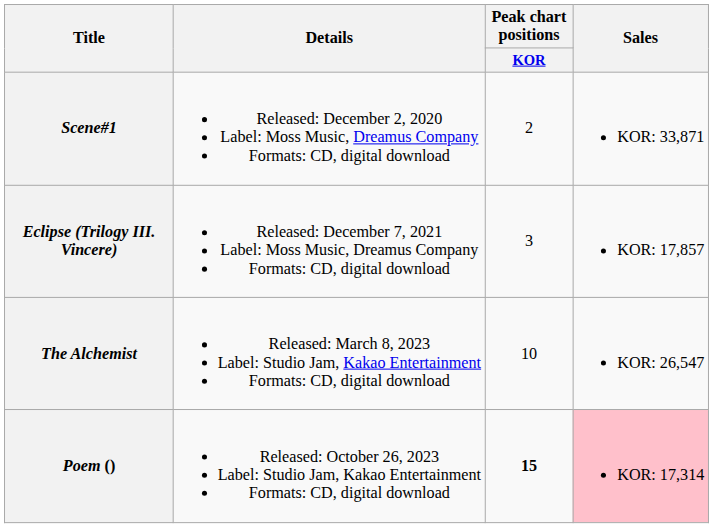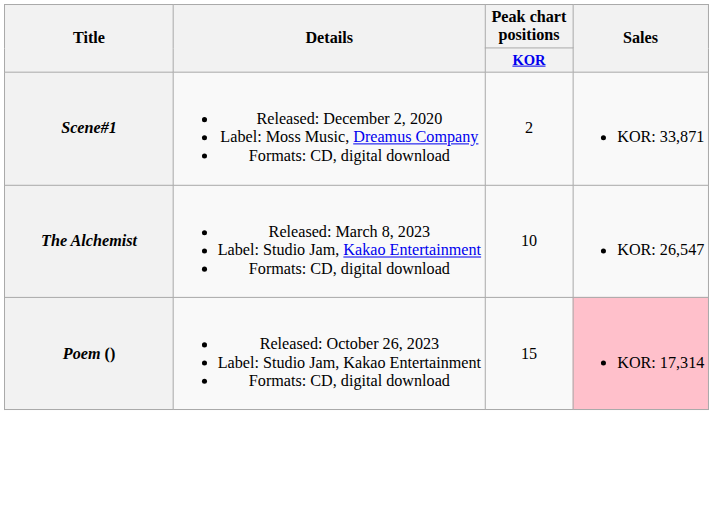- row: (89, 241)
(529, 466) bold -> (529, 353) normal
